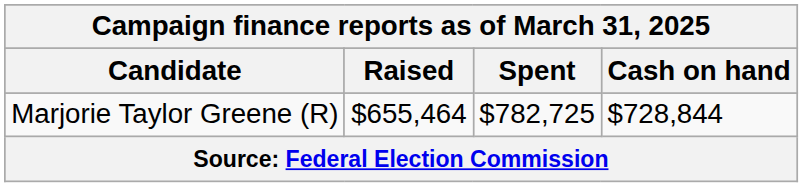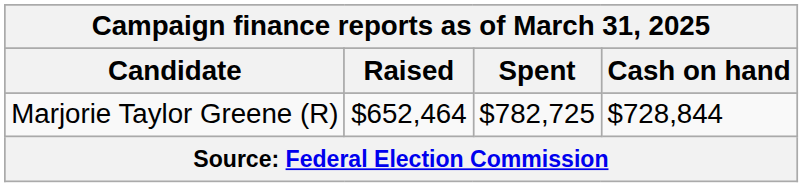(409, 114) $655,464 -> (409, 114) $652,464
